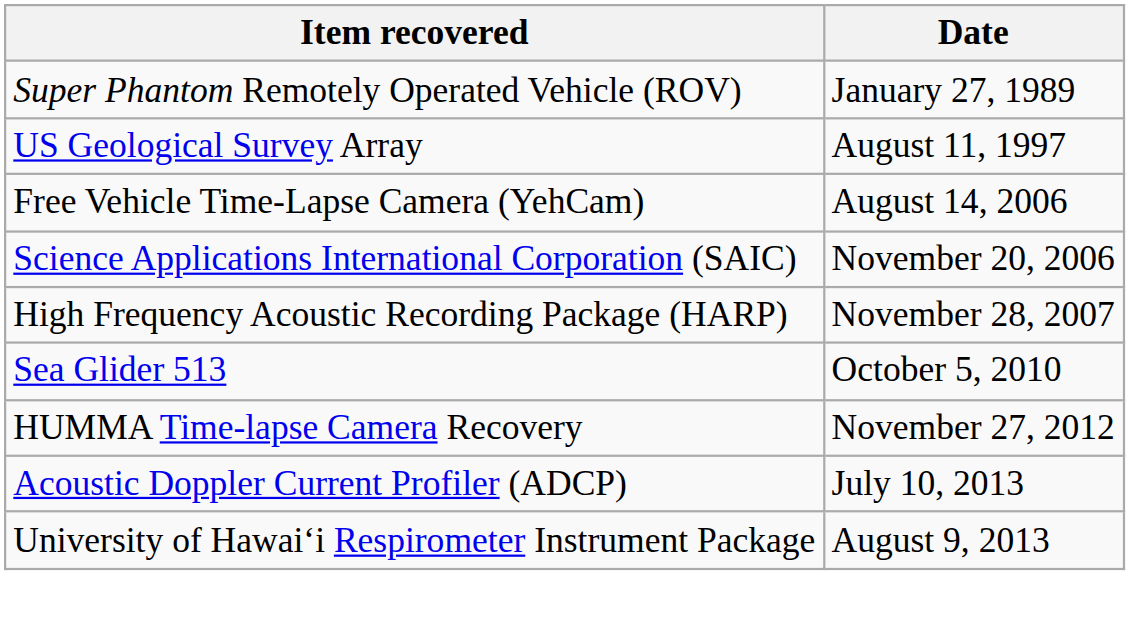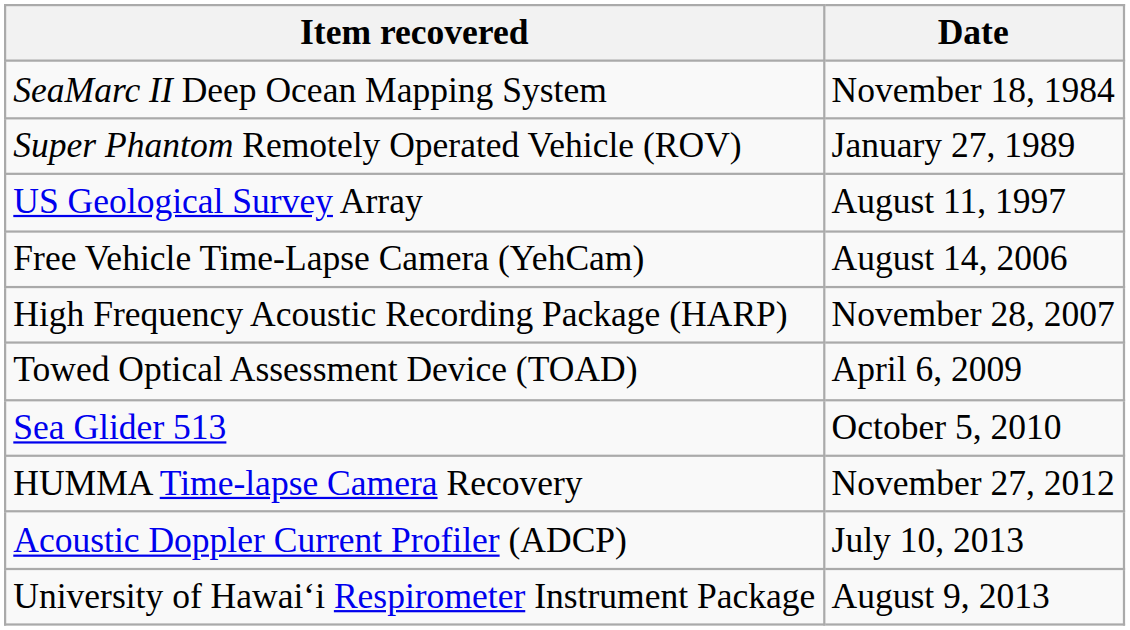+ row: (310, 88)
- row: (405, 257)
+ row: (325, 370)
